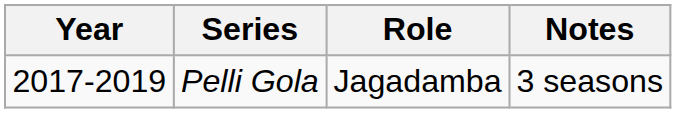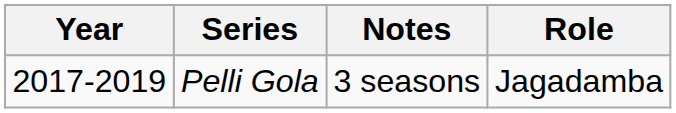columns swapped: (418, 30) <-> (590, 30)
